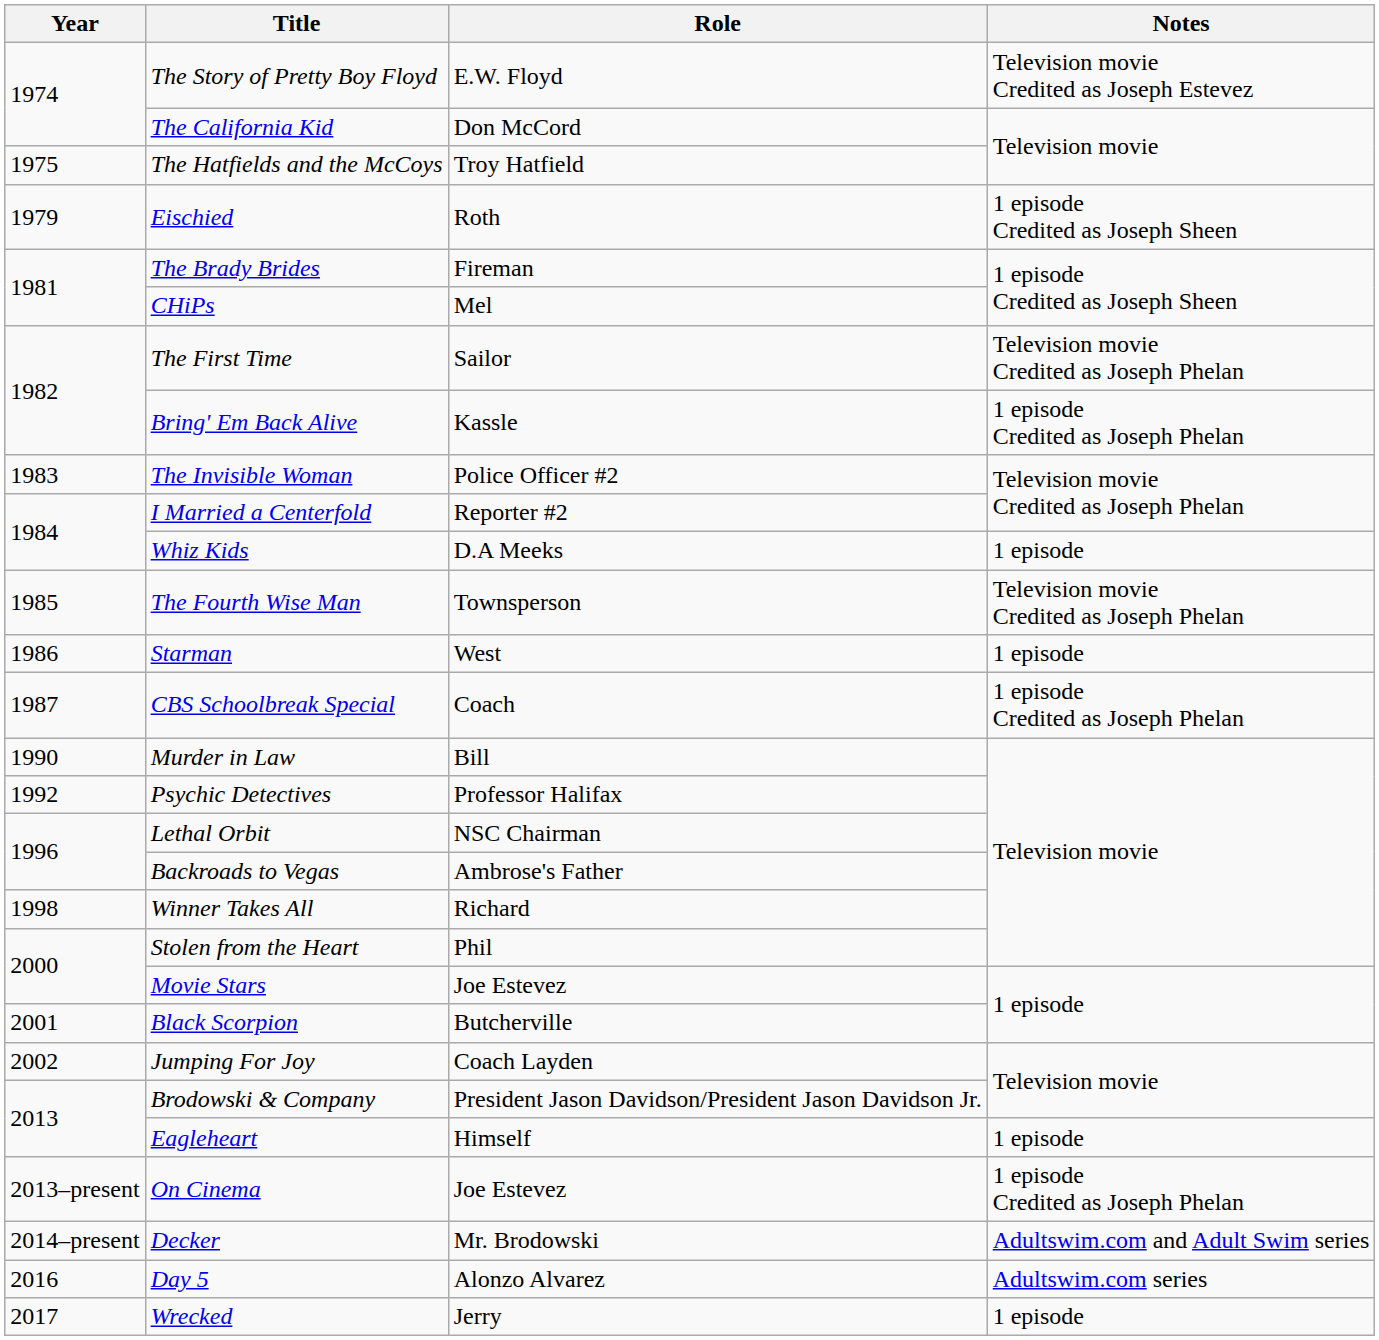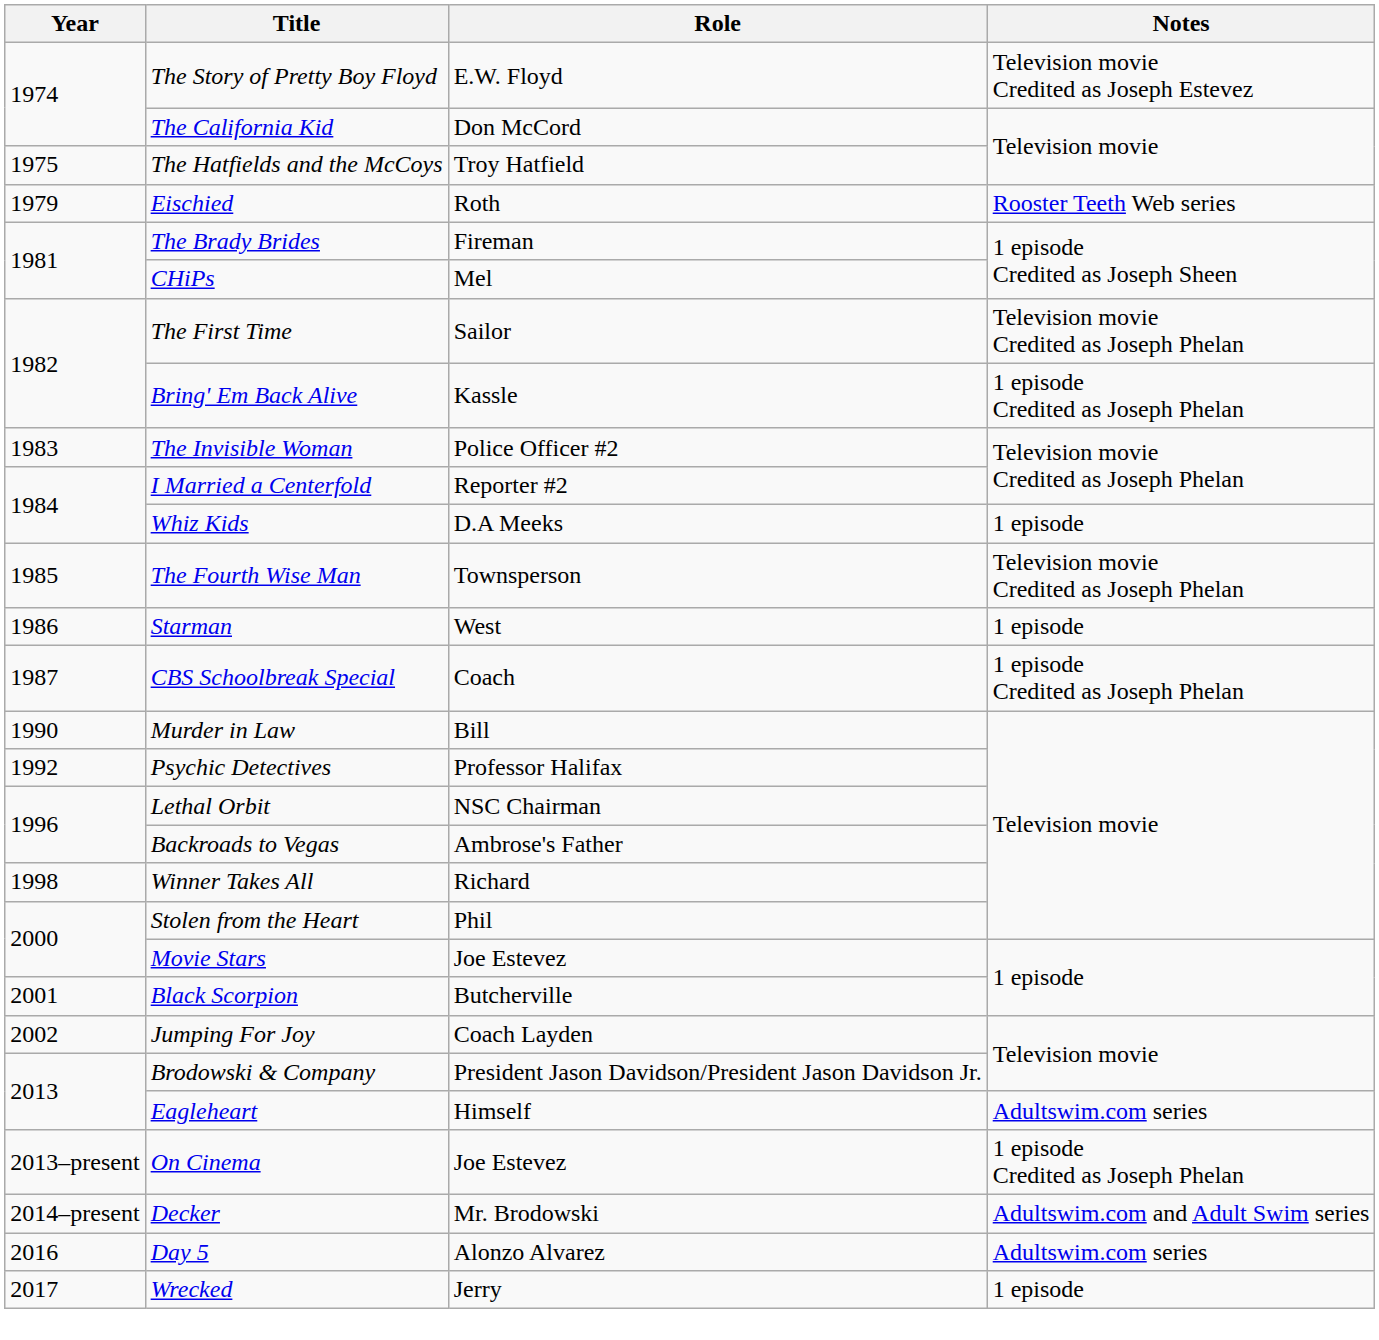(1115, 216) 1 episode Credited as Joseph Sheen -> (1114, 202) Rooster Teeth Web series
(1038, 1137) 1 episode -> (1100, 1110) Adultswim.com series
